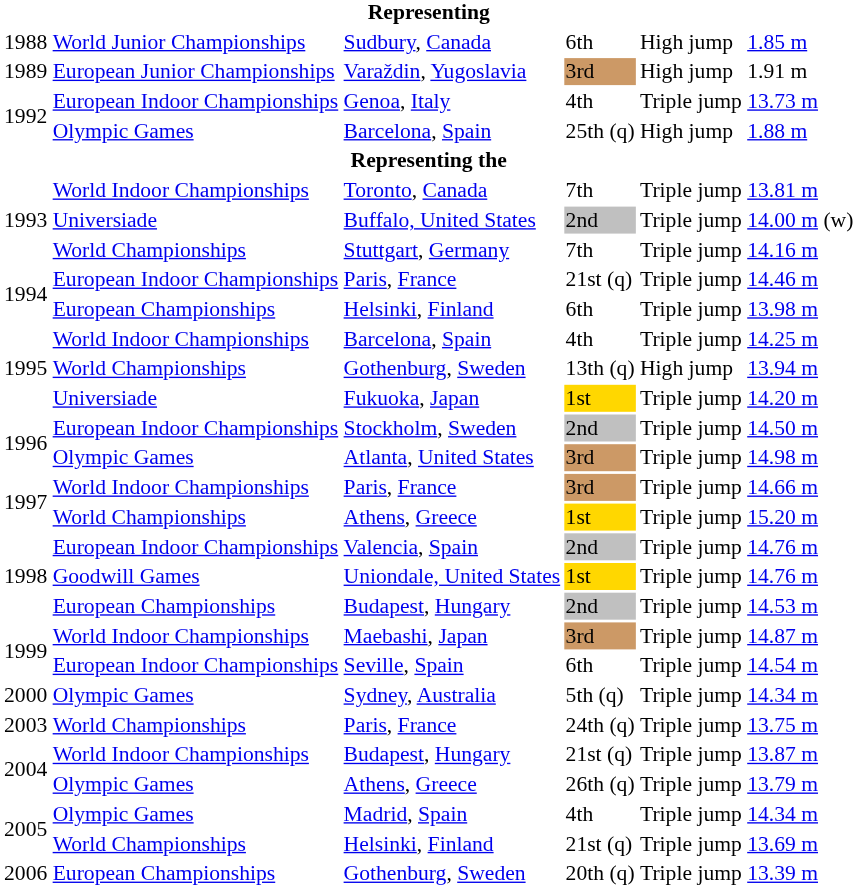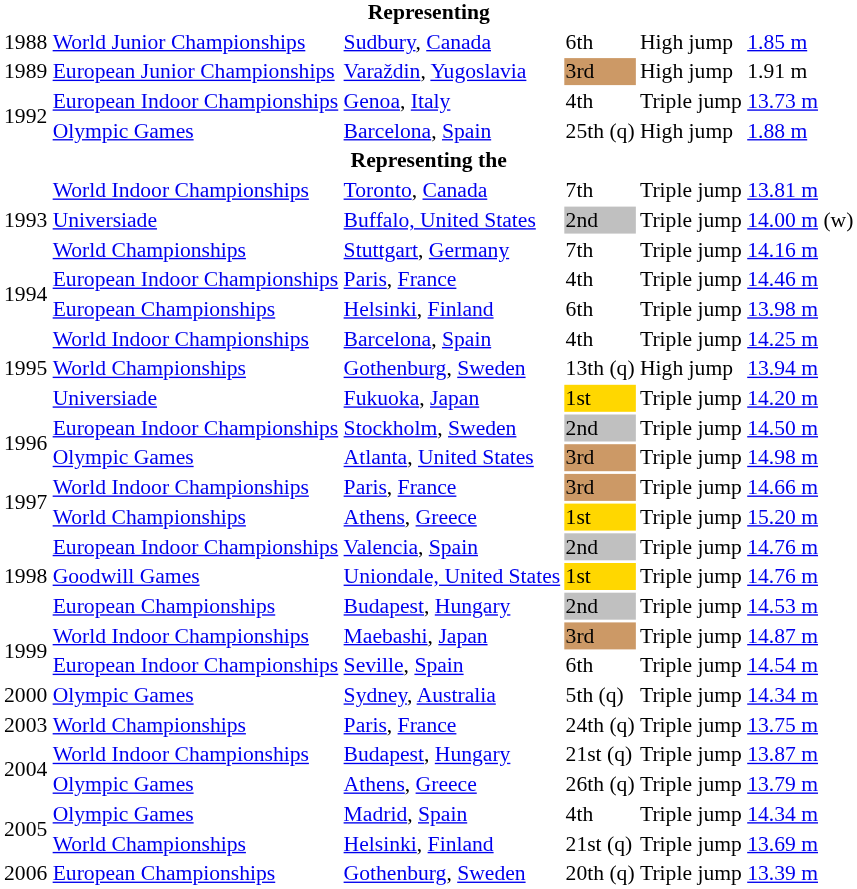(599, 279) 21st (q) -> (579, 279) 4th
